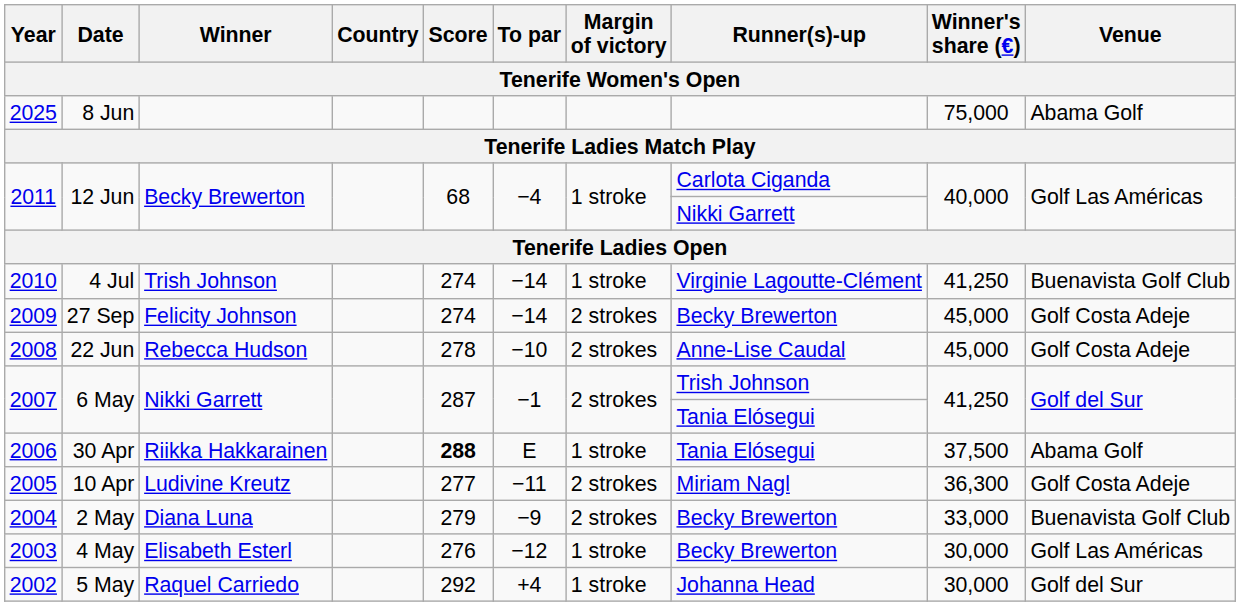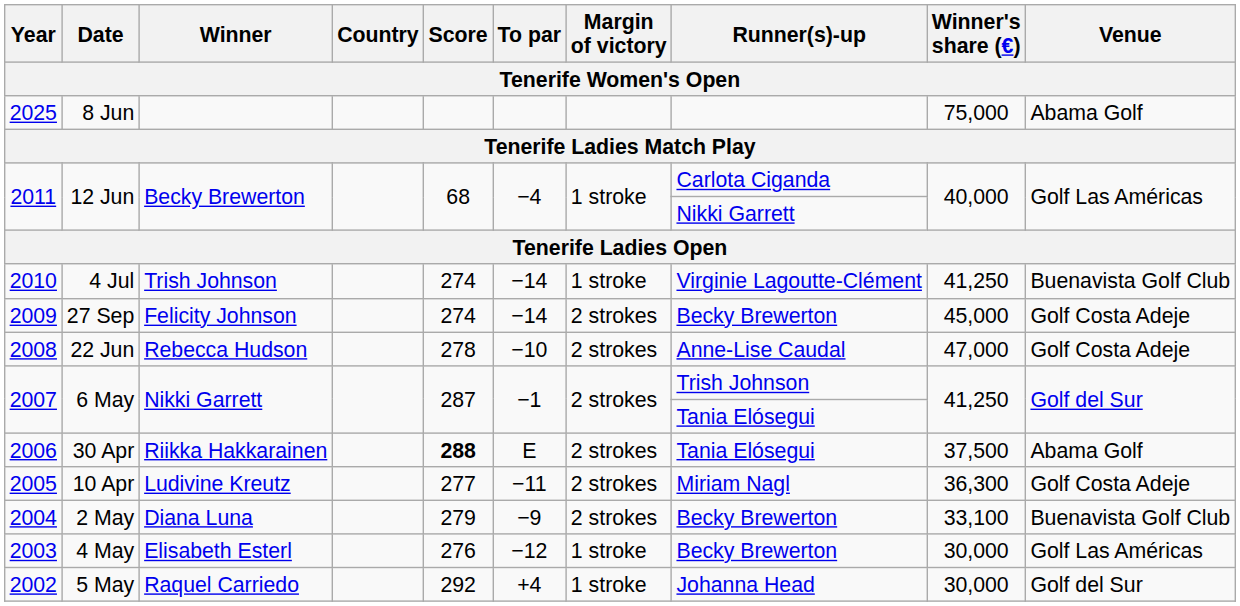(976, 349) 45,000 -> (976, 349) 47,000
(609, 450) 1 stroke -> (614, 450) 2 strokes
(976, 517) 33,000 -> (976, 517) 33,100
